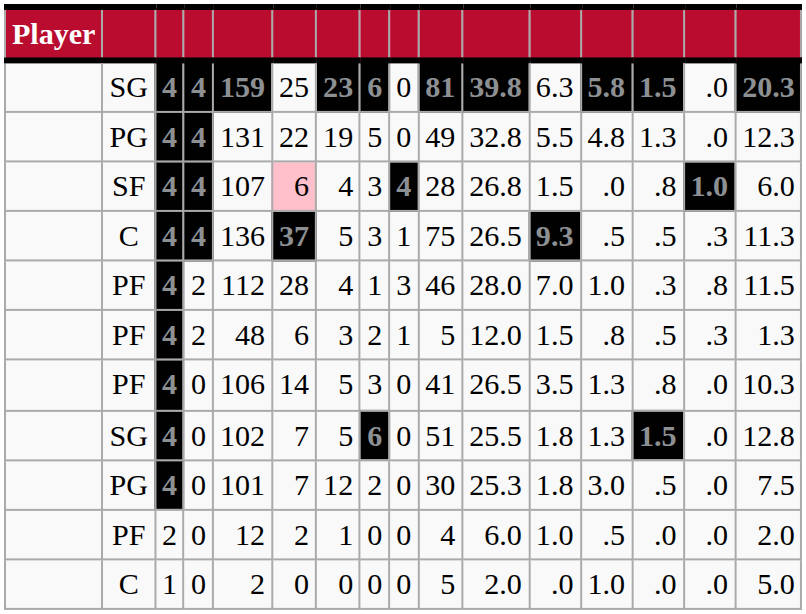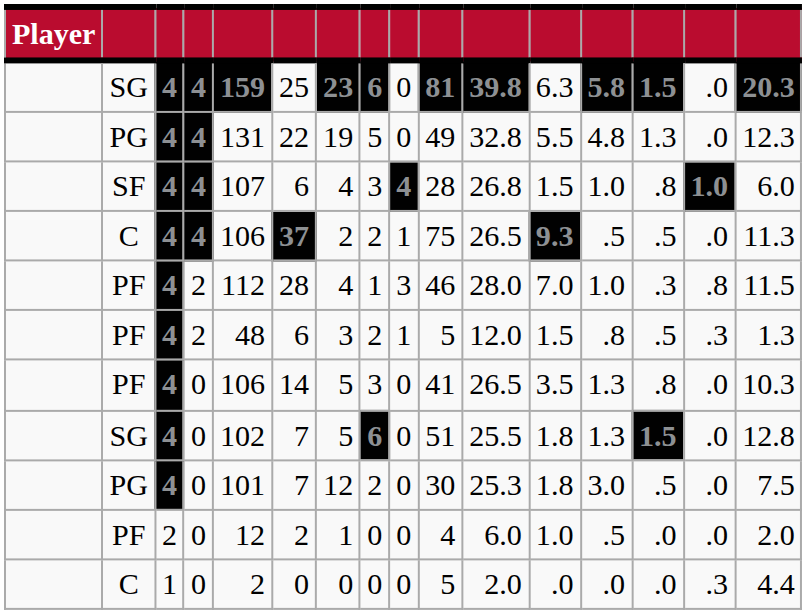(302, 186) pink background -> (302, 186) no background
(614, 186) .0 -> (606, 186) 1.0
(242, 235) 136 -> (242, 235) 106
(346, 235) 5 -> (346, 235) 2
(375, 235) 3 -> (375, 235) 2
(717, 235) .3 -> (717, 235) .0
(606, 583) 1.0 -> (614, 583) .0
(717, 583) .0 -> (717, 583) .3
(776, 583) 5.0 -> (776, 583) 4.4
